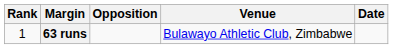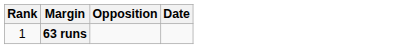- column: (258, 14)
